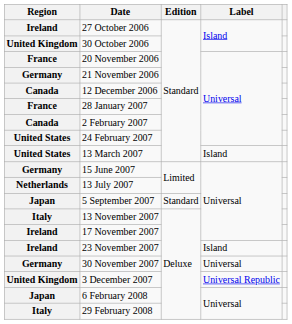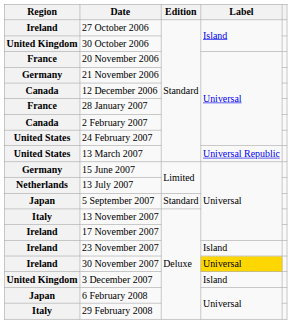(215, 153) Island -> (241, 153) Universal Republic
(42, 264) Germany -> (42, 264) Ireland
(222, 264) no background -> (222, 264) gold background
(241, 279) Universal Republic -> (215, 279) Island
